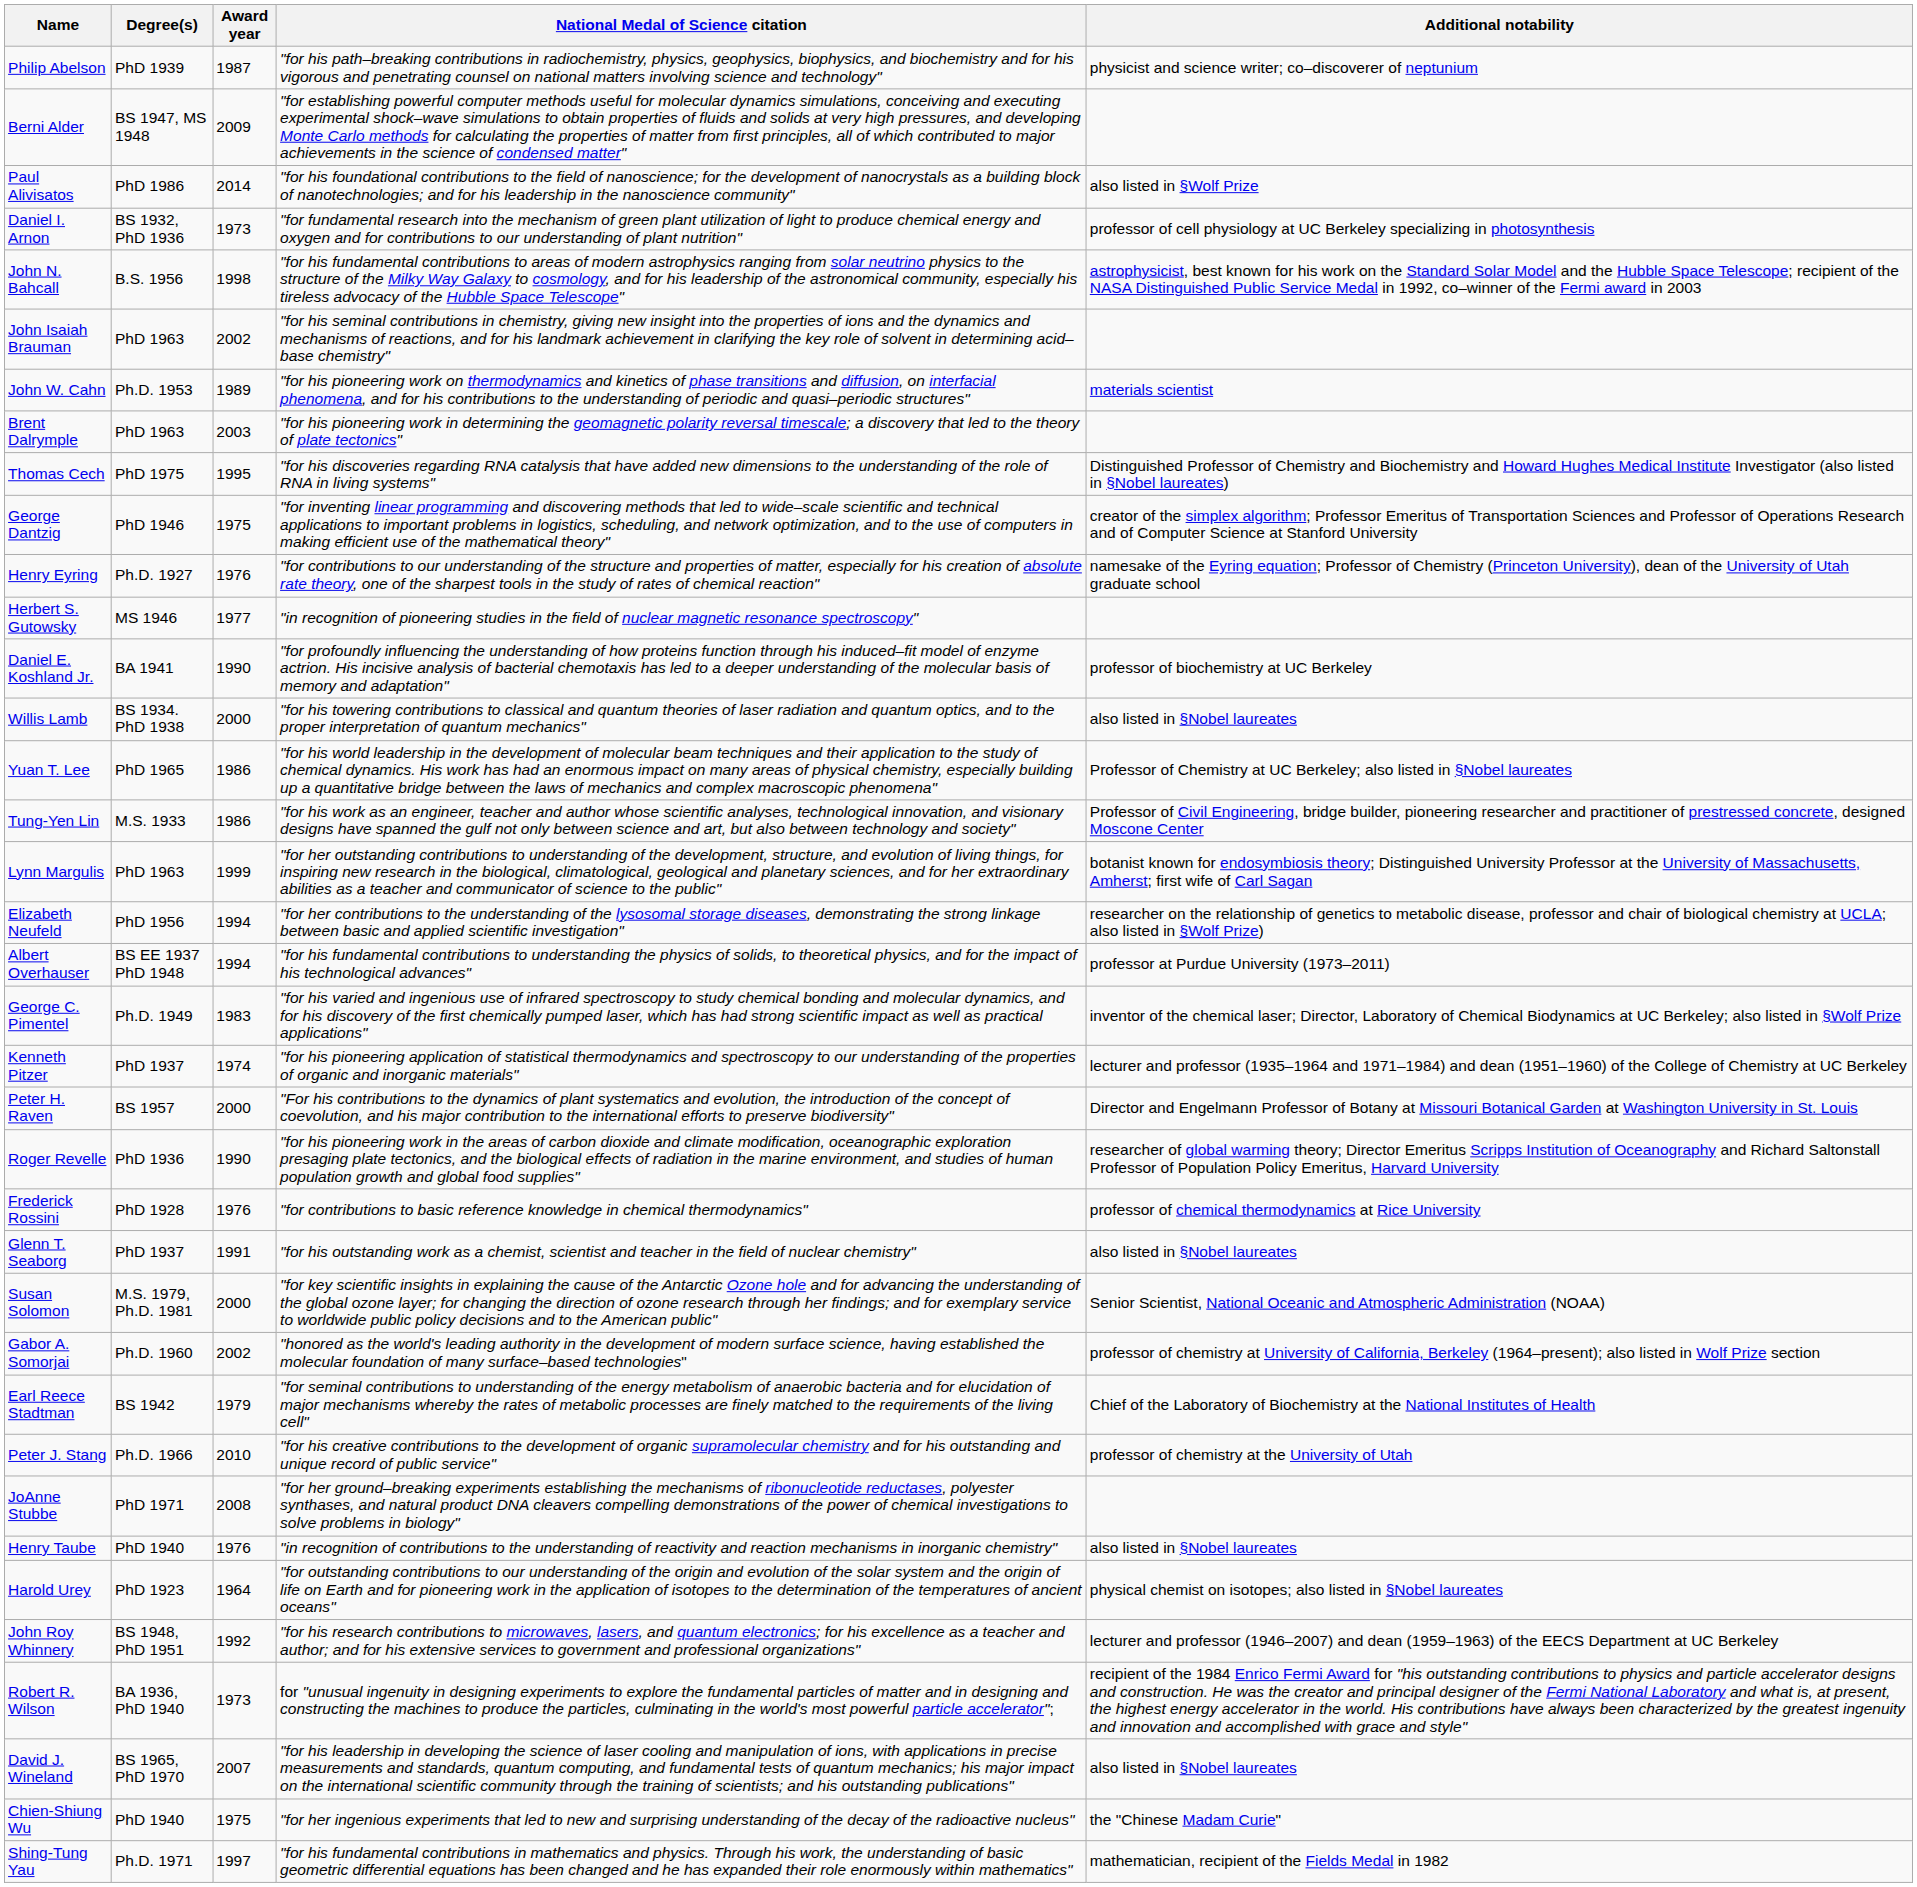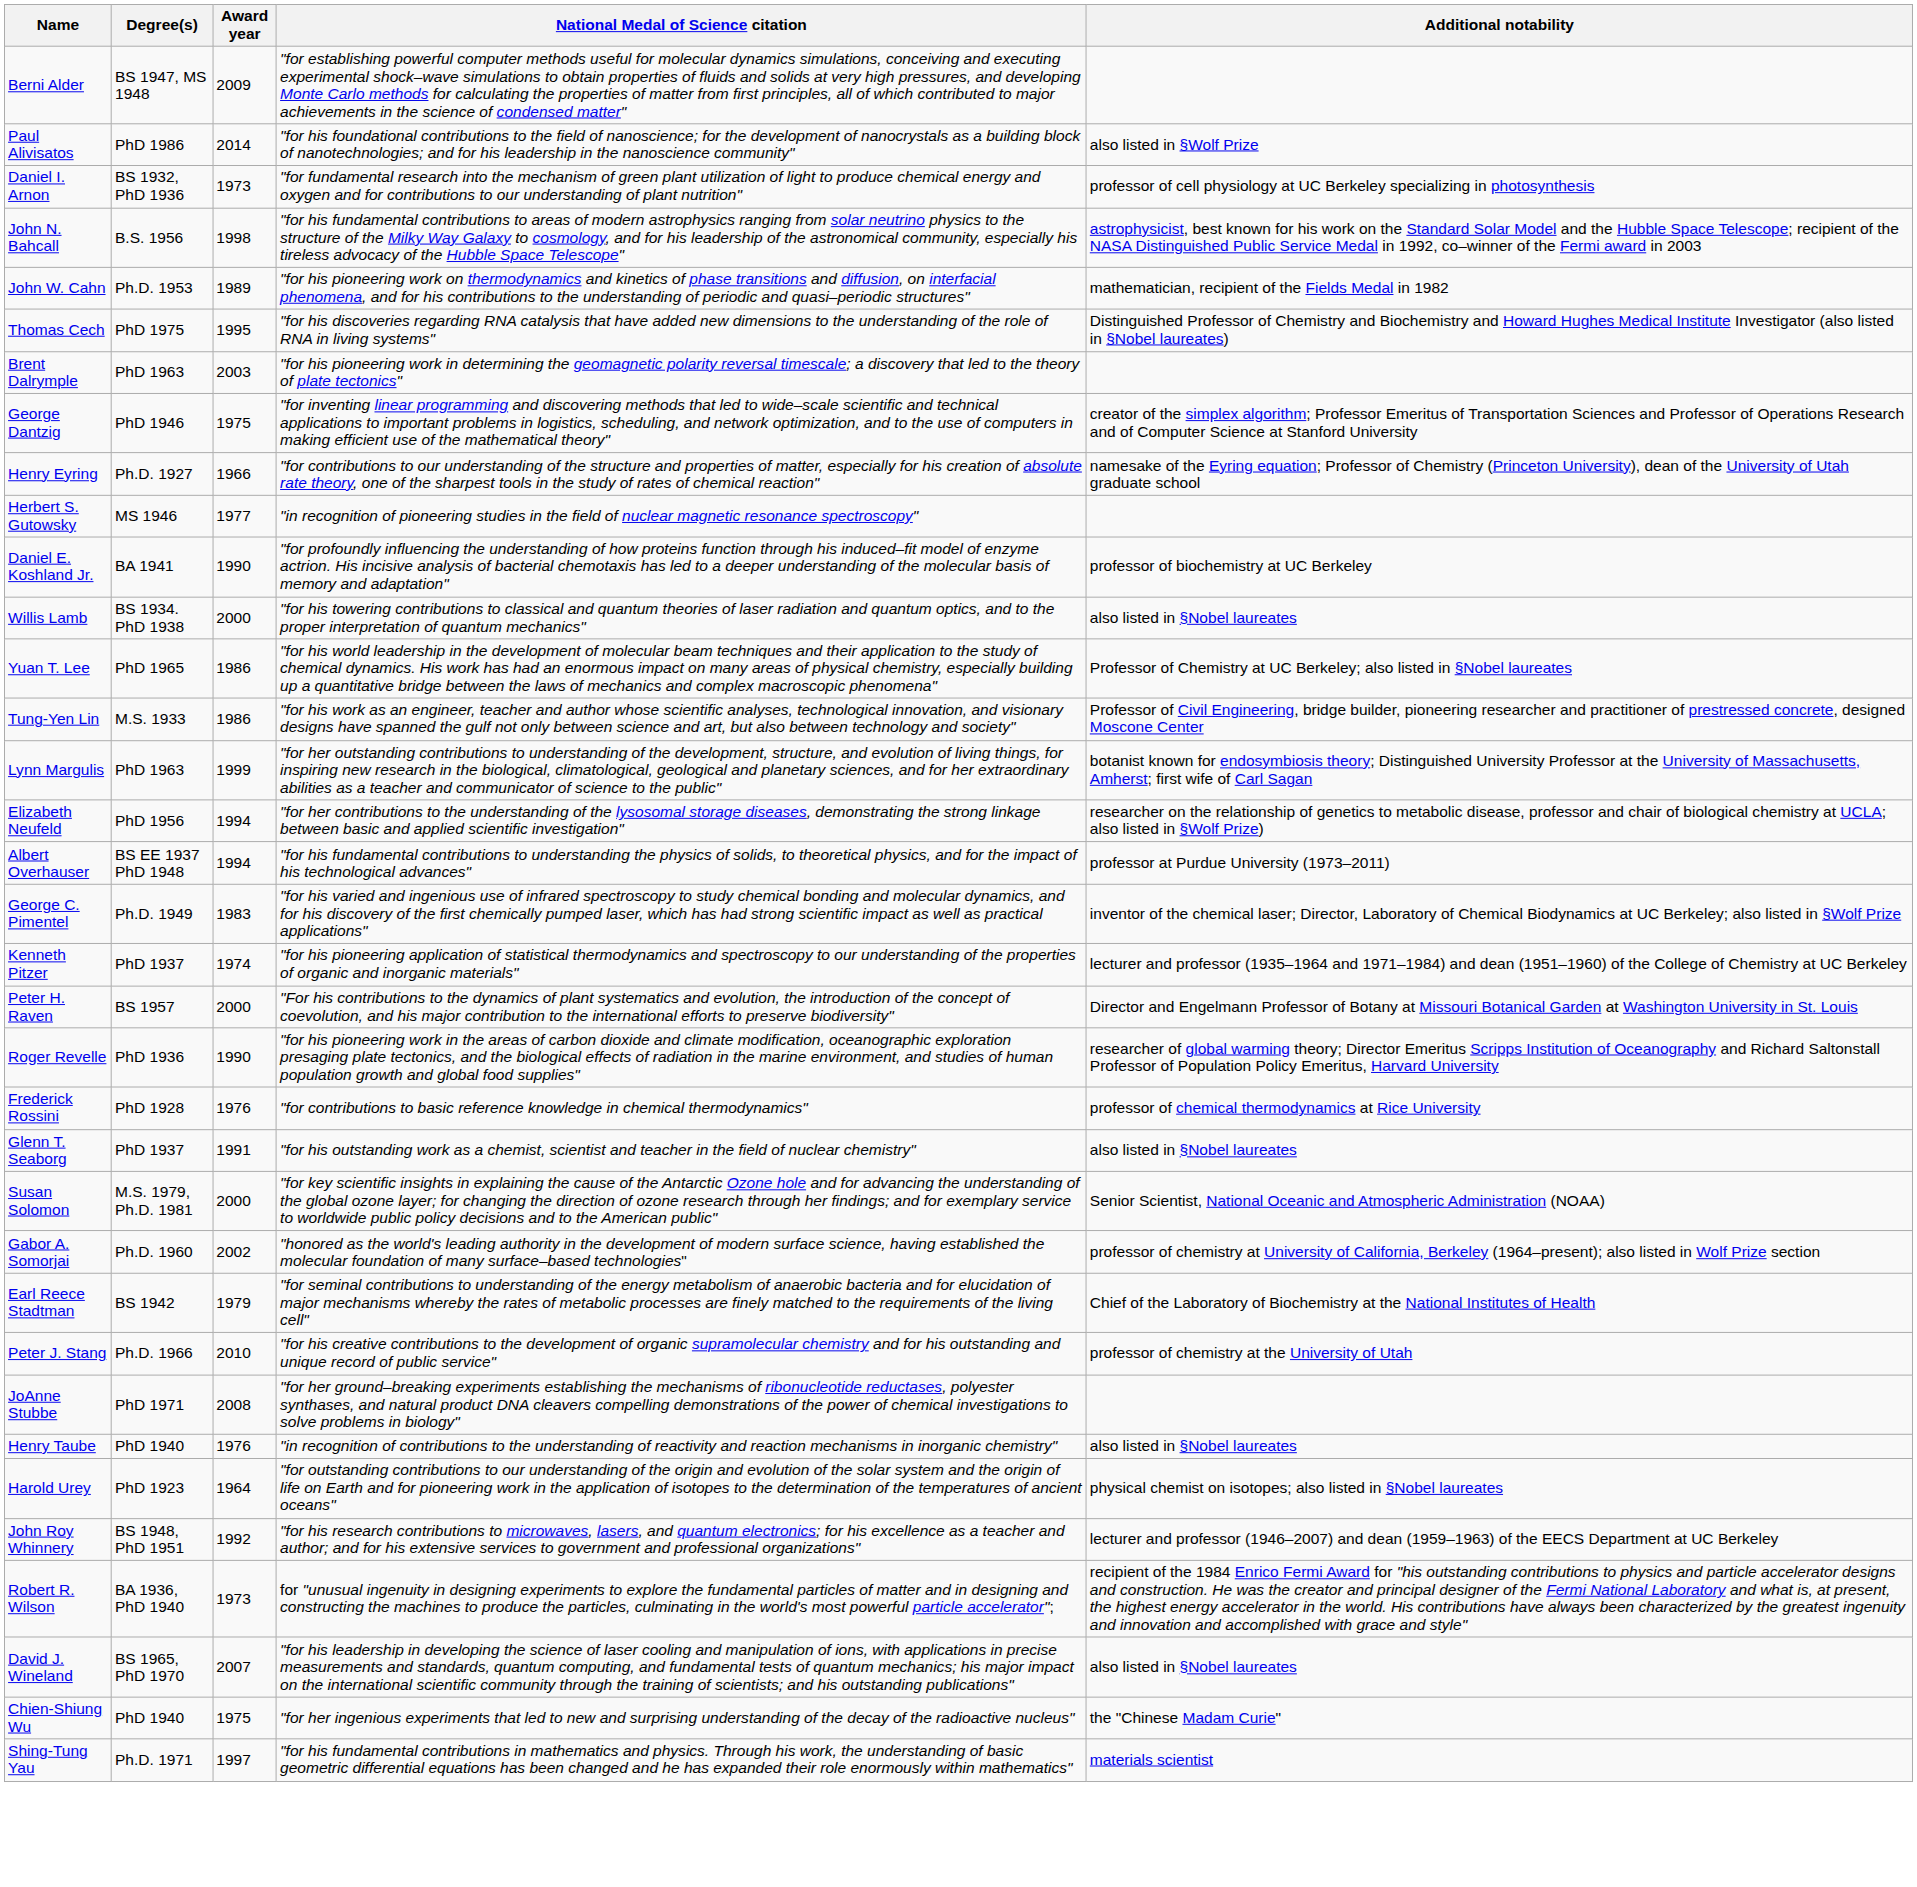- row: (57, 67)
- row: (48, 339)
(1151, 389) materials scientist -> (1269, 288) mathematician, recipient of the Fields Medal in 1982
rows swapped: (56, 474) <-> (43, 431)
(234, 575) 1976 -> (234, 474) 1966
(1269, 1861) mathematician, recipient of the Fields Medal in 1982 -> (1151, 1760) materials scientist
